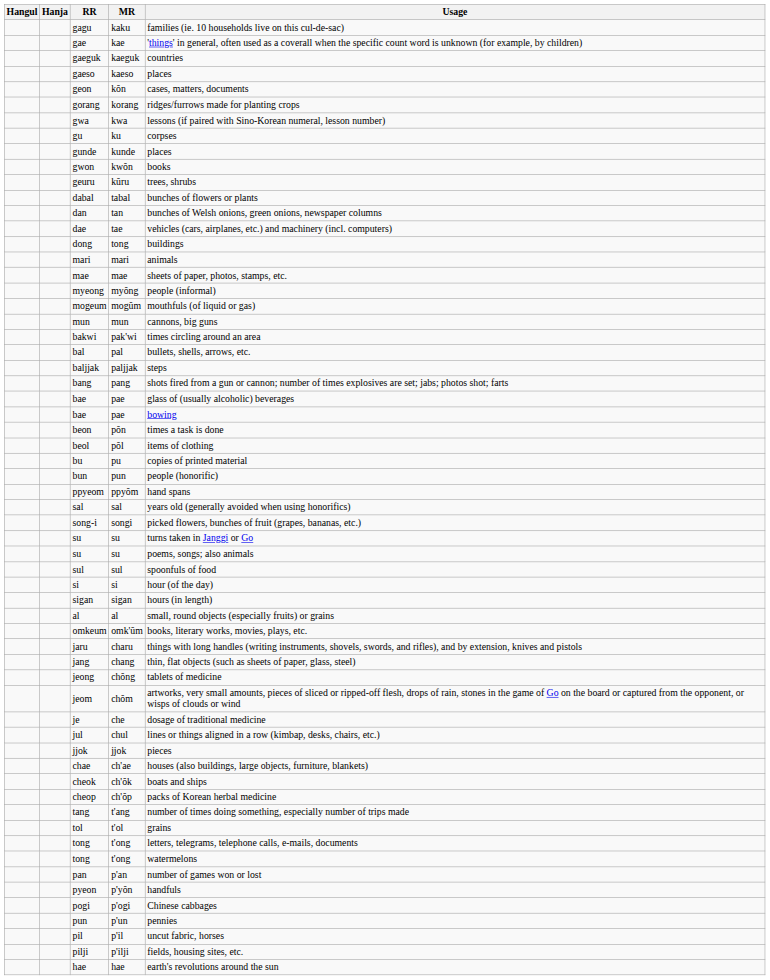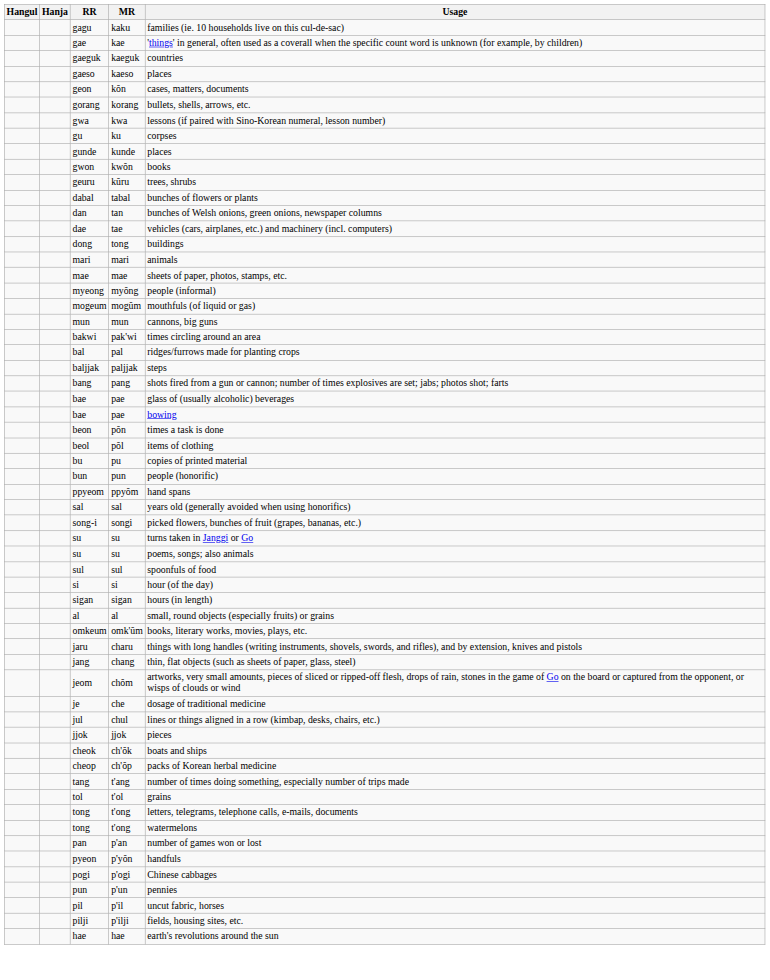(223, 105) ridges/furrows made for planting crops -> (199, 105) bullets, shells, arrows, etc.
(199, 352) bullets, shells, arrows, etc. -> (223, 352) ridges/furrows made for planting crops
- row: (83, 677)
- row: (81, 766)
